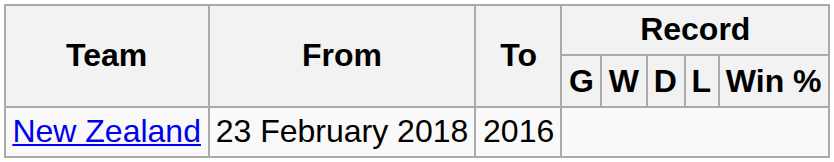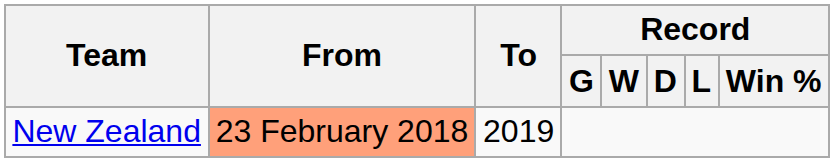(342, 131) no background -> (342, 131) lightsalmon background
(519, 131) 2016 -> (519, 131) 2019
